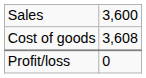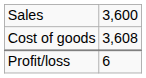(106, 61) 0 -> (106, 61) 6
